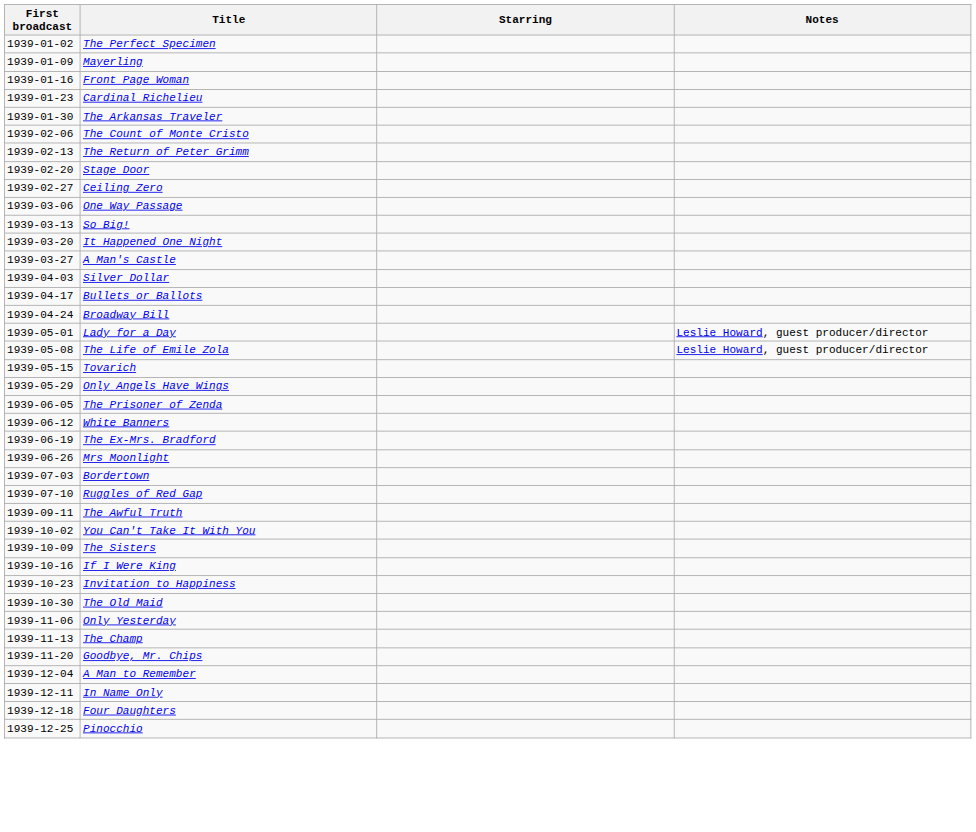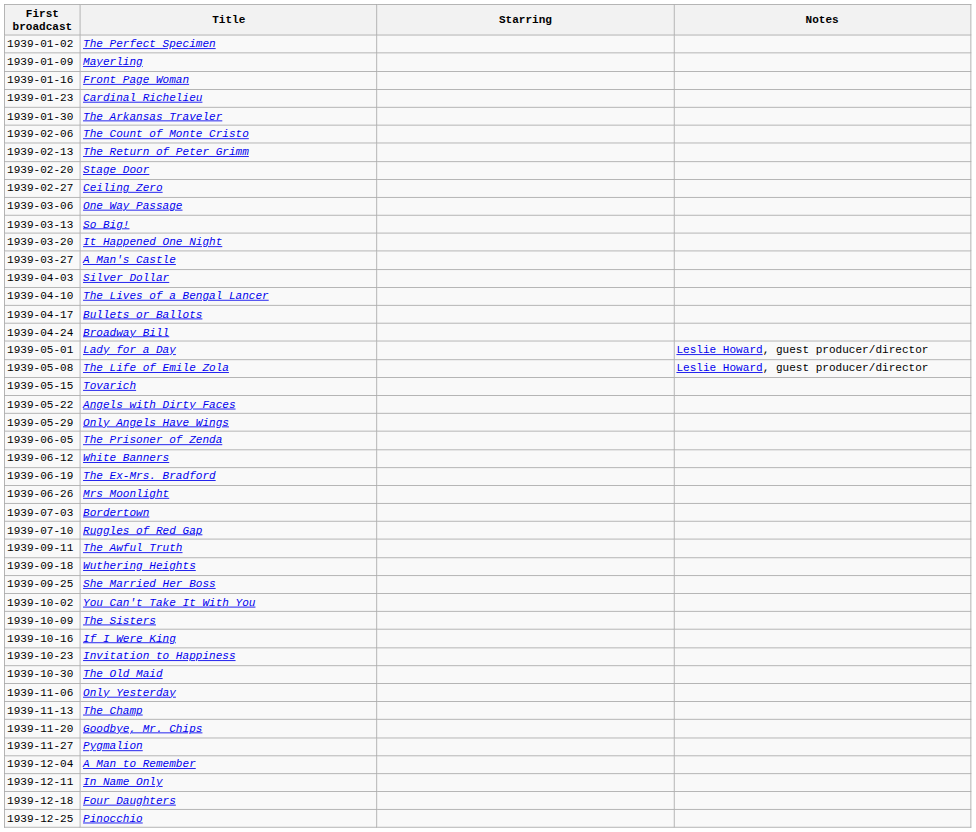+ row: (176, 296)
+ row: (159, 404)
+ row: (139, 566)
+ row: (149, 584)
+ row: (113, 747)
